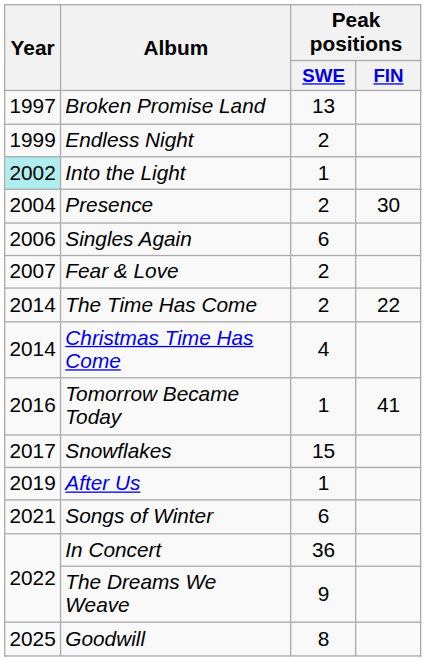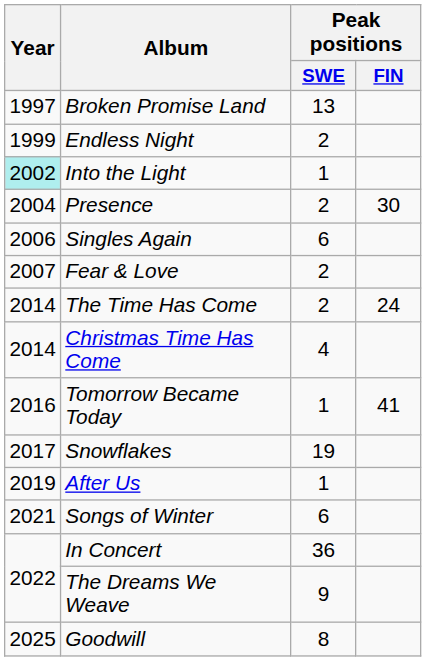(388, 304) 22 -> (388, 304) 24
(324, 450) 15 -> (324, 450) 19
